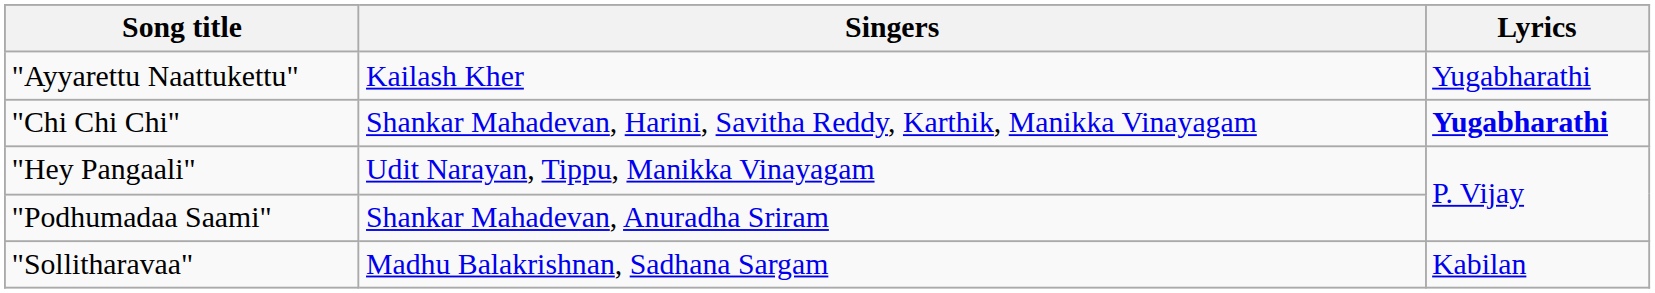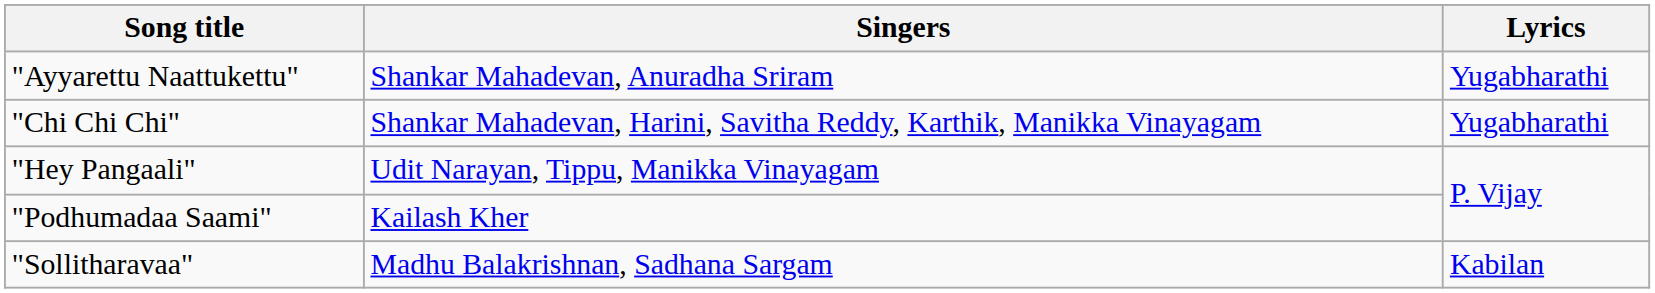(445, 75) Kailash Kher -> (602, 75) Shankar Mahadevan, Anuradha Sriram
(1520, 122) bold -> (1529, 122) normal
(597, 216) Shankar Mahadevan, Anuradha Sriram -> (449, 216) Kailash Kher
